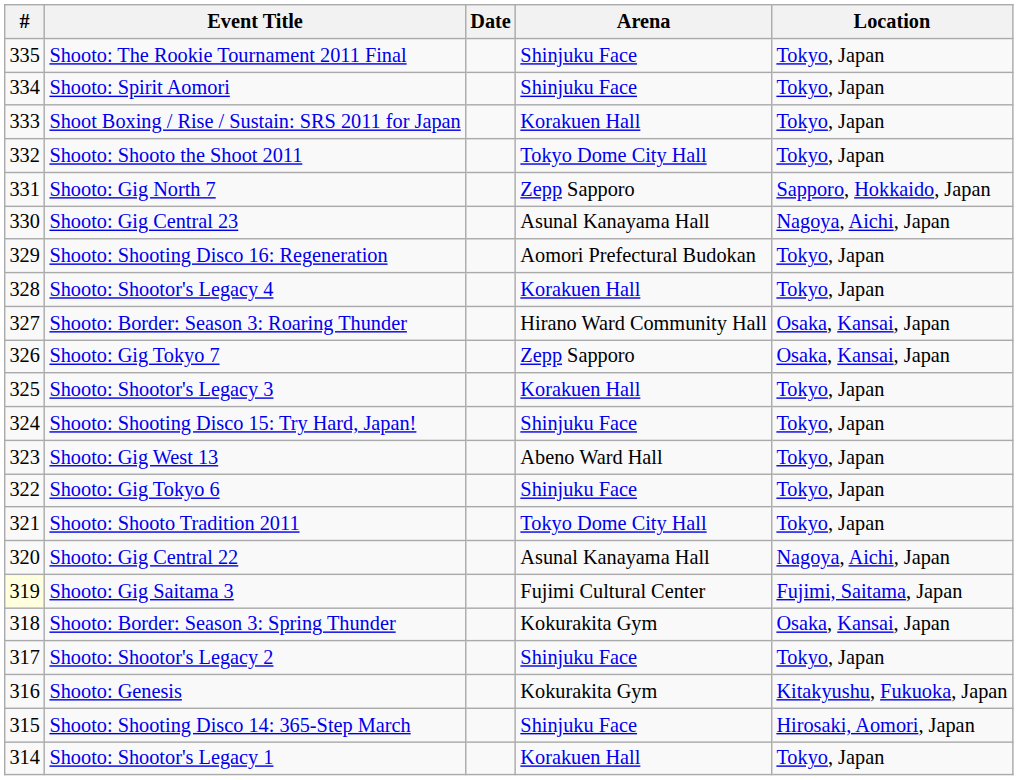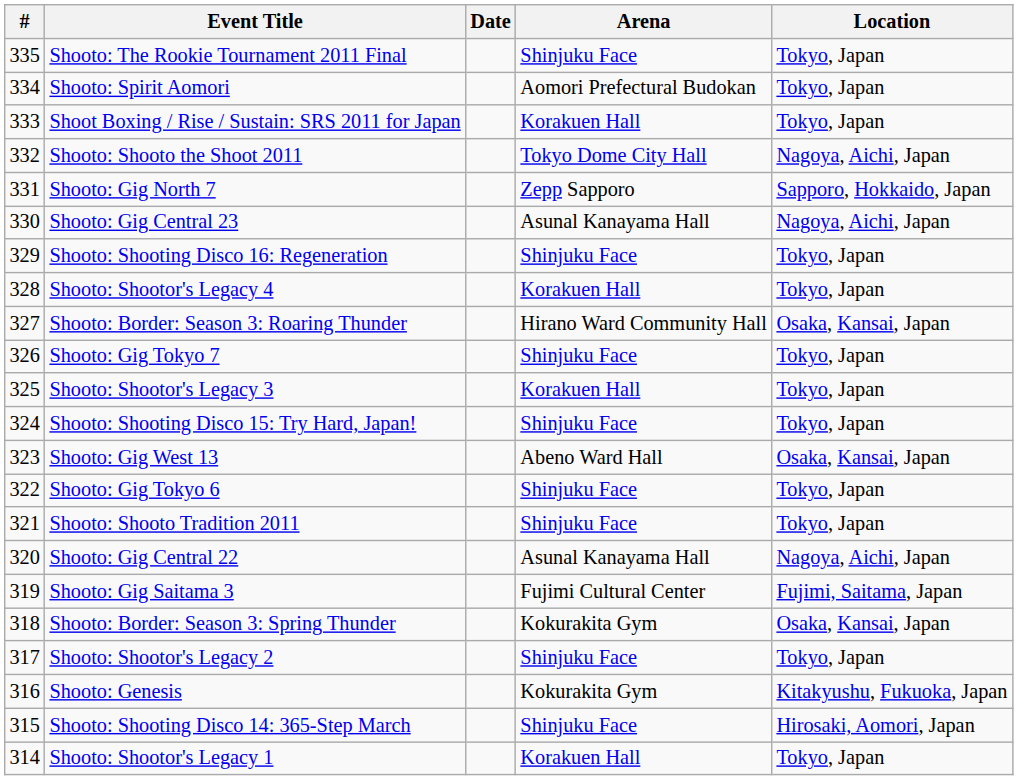(579, 88) Shinjuku Face -> (638, 88) Aomori Prefectural Budokan
(830, 155) Tokyo, Japan -> (863, 155) Nagoya, Aichi, Japan
(638, 256) Aomori Prefectural Budokan -> (579, 256) Shinjuku Face
(578, 356) Zepp Sapporo -> (579, 356) Shinjuku Face
(863, 356) Osaka, Kansai, Japan -> (830, 356) Tokyo, Japan
(830, 456) Tokyo, Japan -> (863, 456) Osaka, Kansai, Japan
(613, 523) Tokyo Dome City Hall -> (579, 523) Shinjuku Face
(25, 590) lightyellow background -> (25, 590) no background
